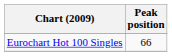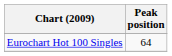(146, 42) 66 -> (146, 42) 64
